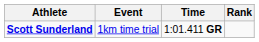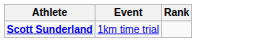- column: (193, 13)
